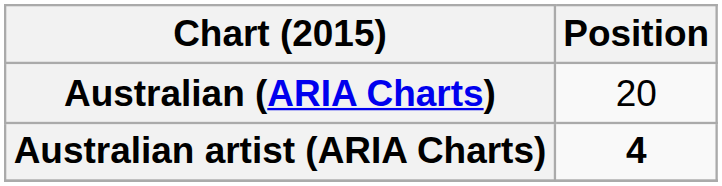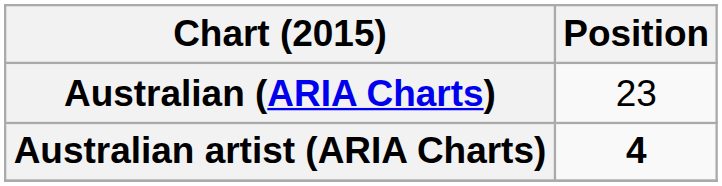(636, 92) 20 -> (636, 92) 23
